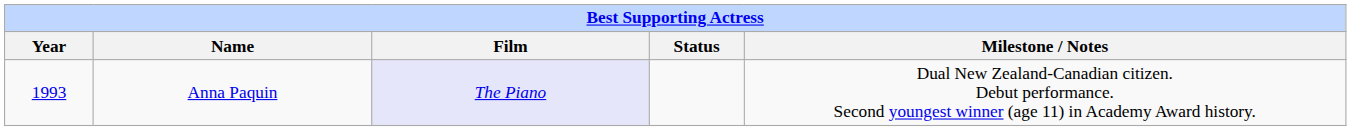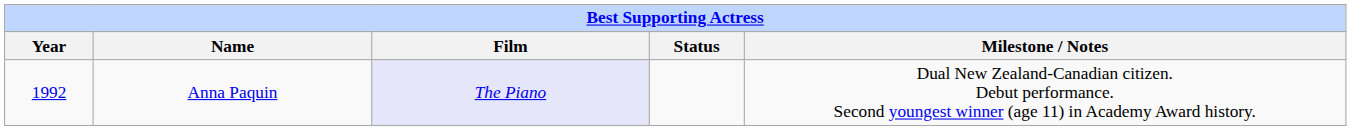(49, 92) 1993 -> (49, 92) 1992
